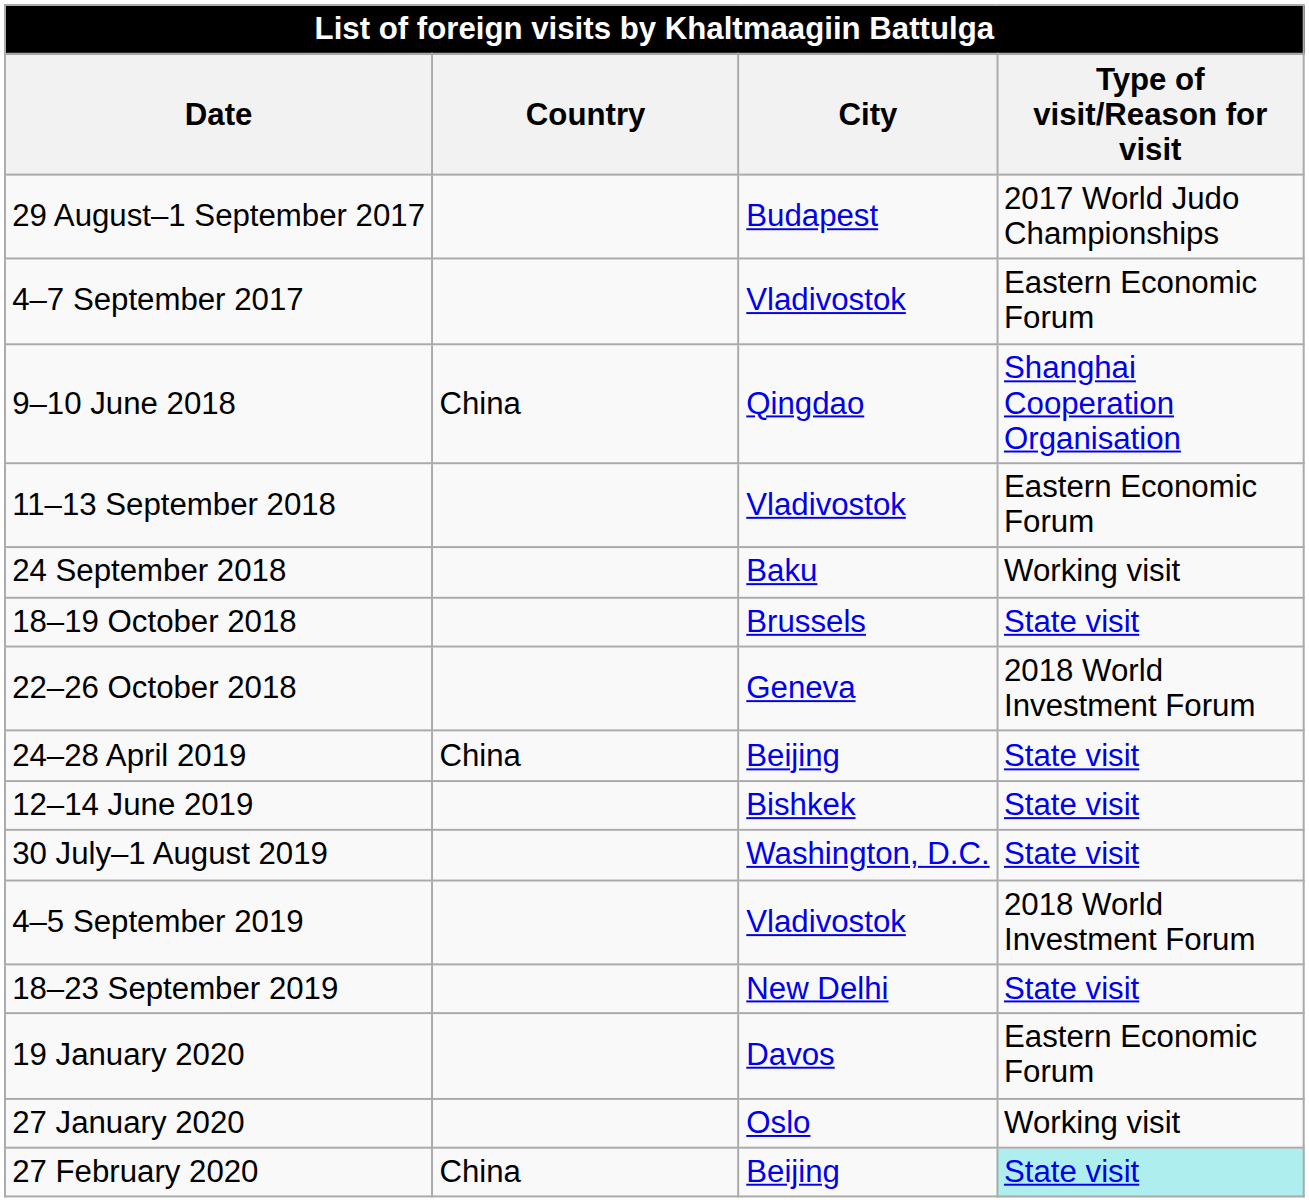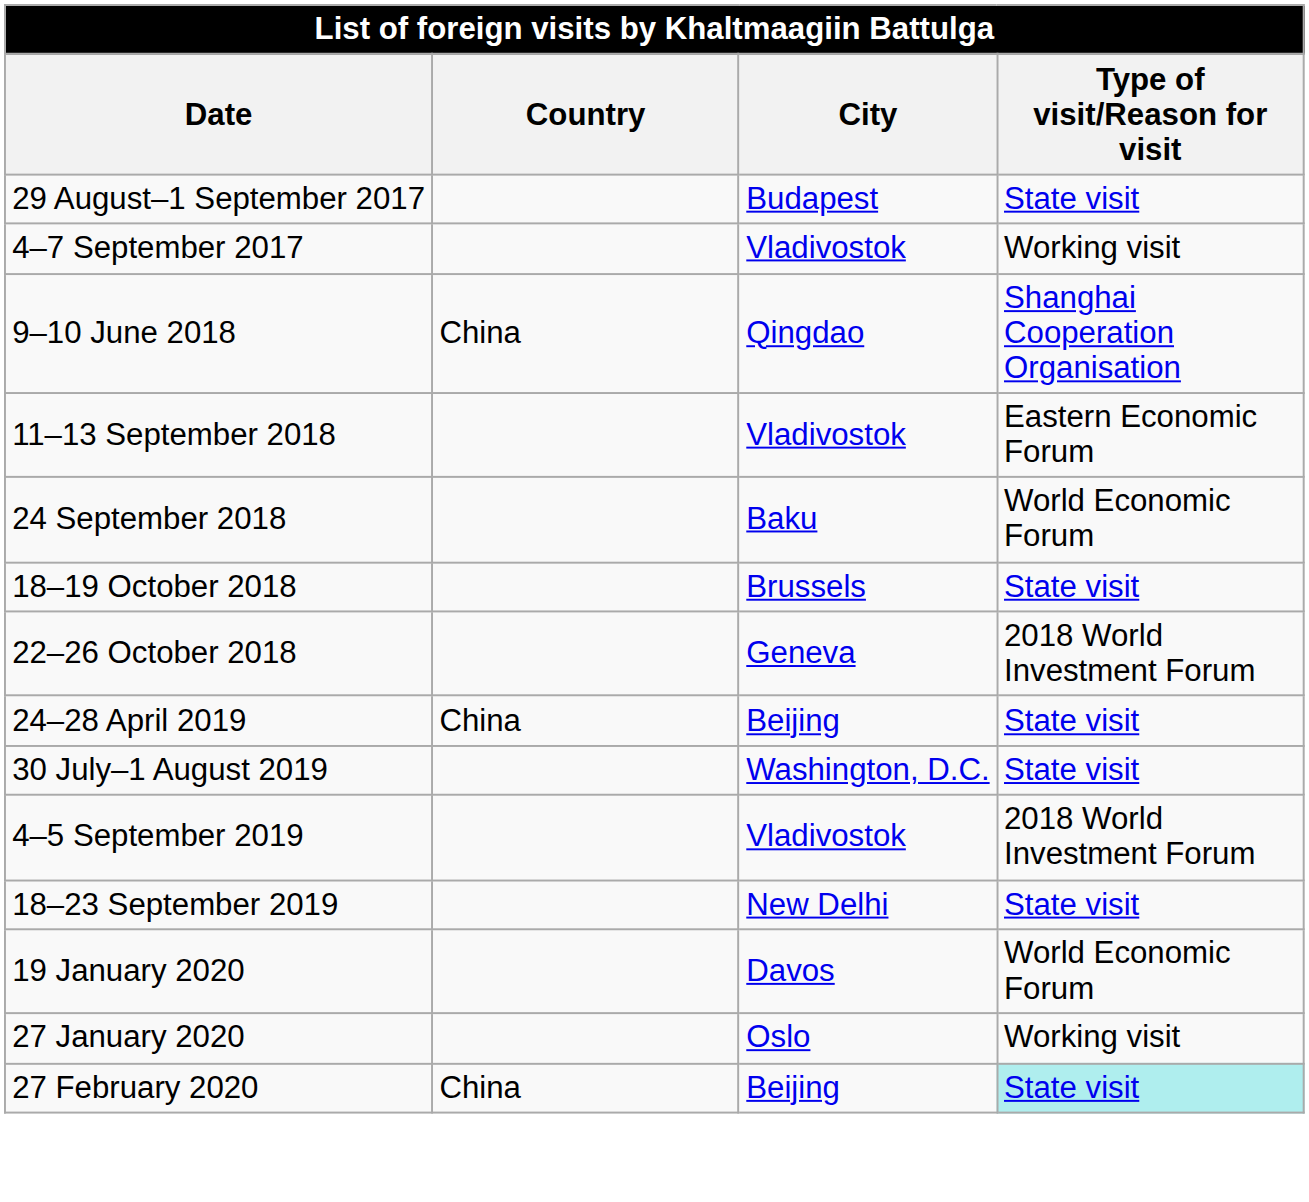(1122, 215) 2017 World Judo Championships -> (1072, 198) State visit
(1131, 300) Eastern Economic Forum -> (1092, 247) Working visit
(1092, 571) Working visit -> (1117, 519) World Economic Forum
- row: (133, 804)
(1131, 1055) Eastern Economic Forum -> (1117, 970) World Economic Forum
